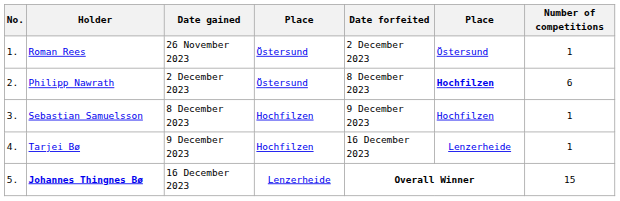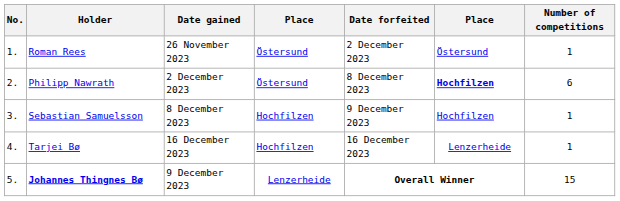(195, 147) 9 December 2023 -> (198, 147) 16 December 2023
(198, 179) 16 December 2023 -> (195, 179) 9 December 2023
